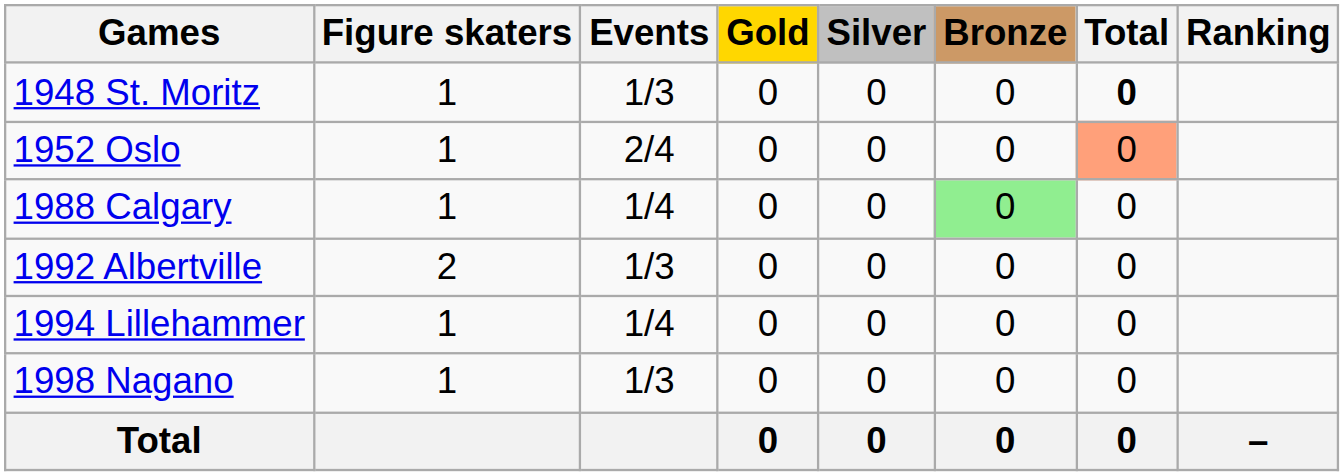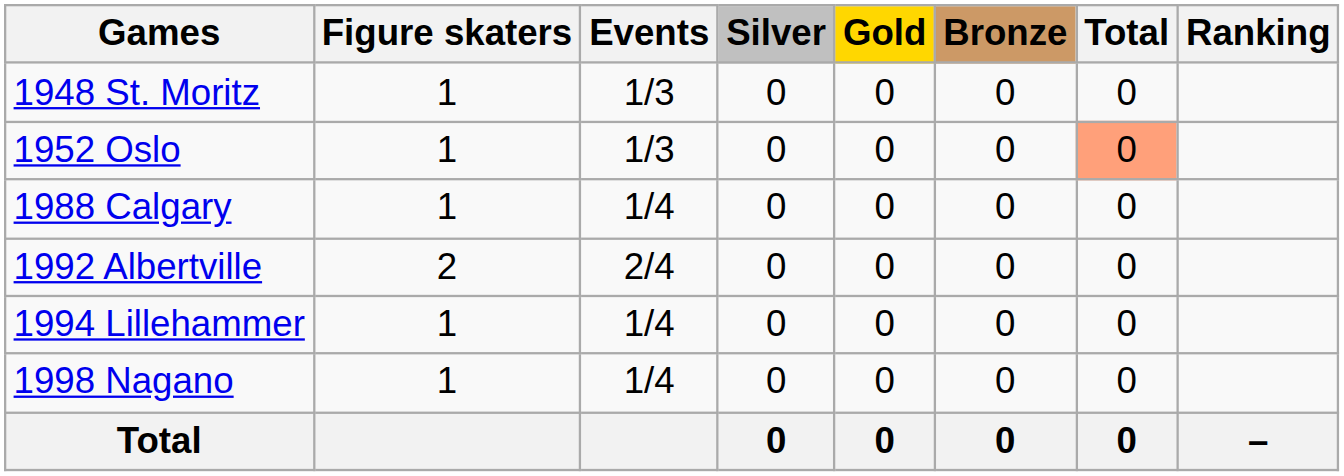columns swapped: (768, 33) <-> (876, 33)
(1127, 91) bold -> (1127, 91) normal
(649, 149) 2/4 -> (649, 149) 1/3
(1005, 207) lightgreen background -> (1005, 207) no background
(649, 265) 1/3 -> (649, 265) 2/4
(649, 382) 1/3 -> (649, 382) 1/4
